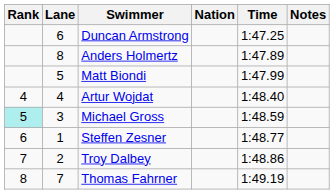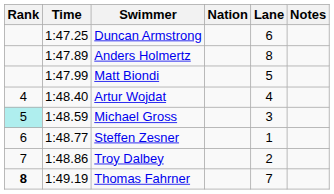columns swapped: (60, 14) <-> (263, 14)
(23, 179) normal -> (23, 179) bold
